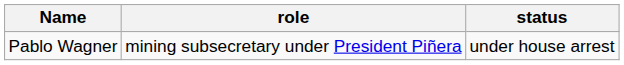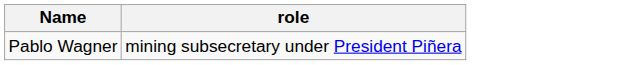- column: (542, 18)
